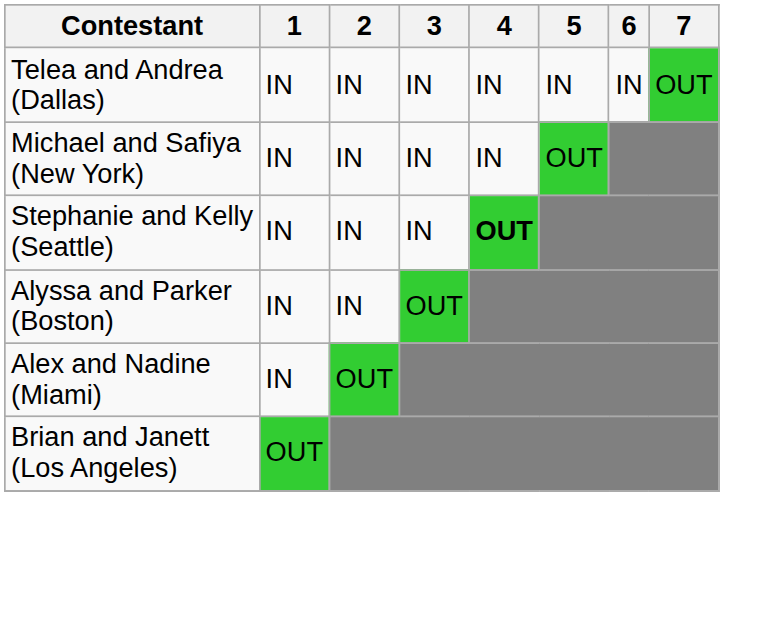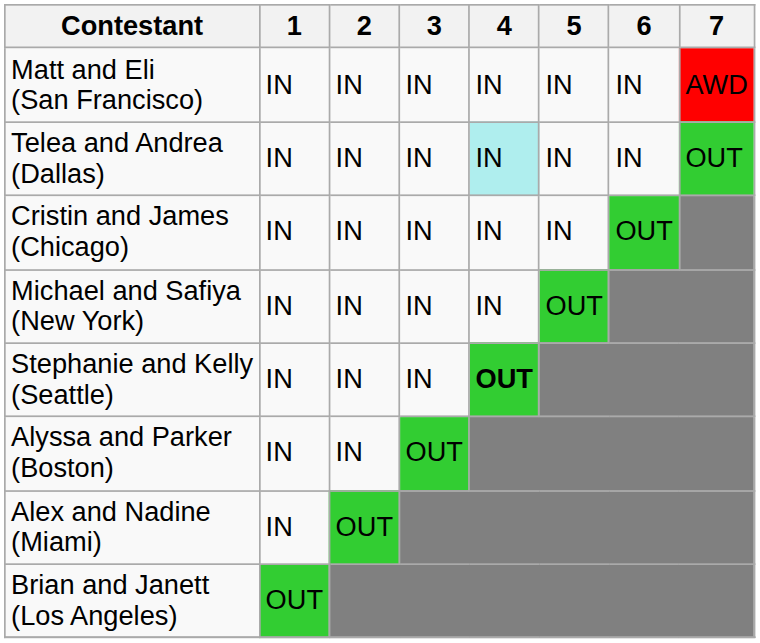+ row: (107, 84)
(489, 84) no background -> (489, 158) paleturquoise background
+ row: (120, 231)
